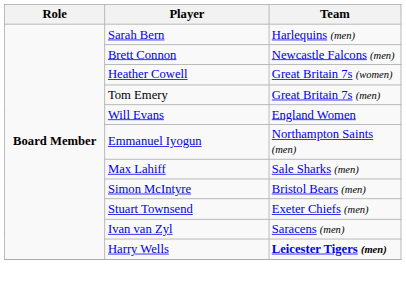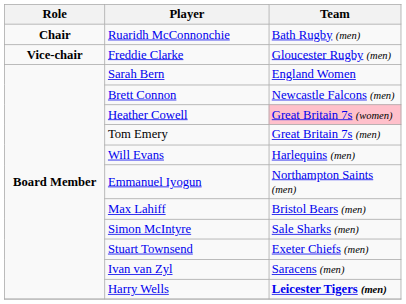+ row: (169, 34)
+ row: (146, 54)
(313, 34) Harlequins (men) -> (314, 74) England Women
(332, 74) no background -> (332, 114) pink background
(314, 114) England Women -> (313, 154) Harlequins (men)
(315, 169) Sale Sharks (men) -> (319, 209) Bristol Bears (men)
(319, 189) Bristol Bears (men) -> (315, 229) Sale Sharks (men)
